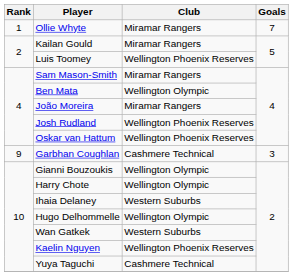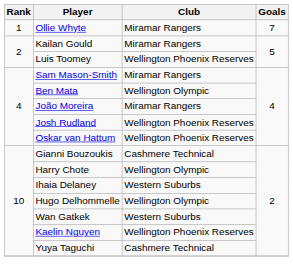- row: (77, 153)
(167, 169) Wellington Olympic -> (169, 153) Cashmere Technical
